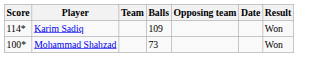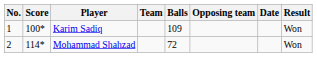+ column: (14, 12)
(16, 28) 114* -> (35, 28) 100*
(16, 44) 100* -> (35, 44) 114*
(153, 44) 73 -> (172, 44) 72
